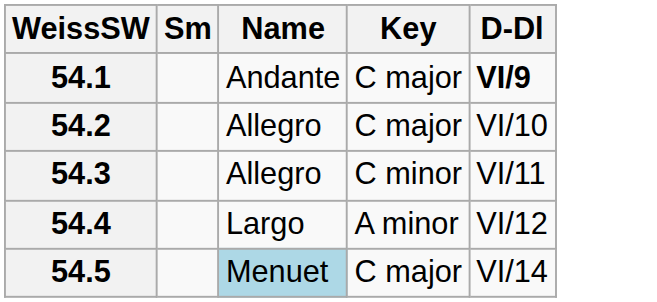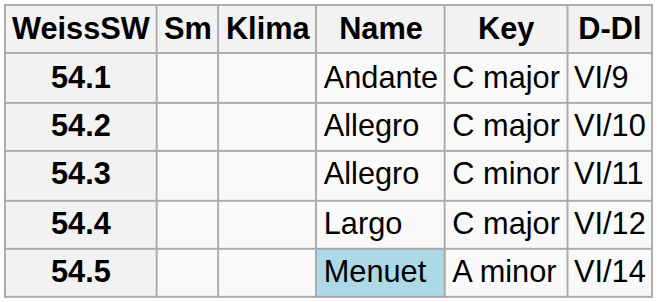+ column: (268, 28)
(504, 77) bold -> (601, 77) normal
(407, 223) A minor -> (506, 223) C major
(408, 272) C major -> (504, 272) A minor
